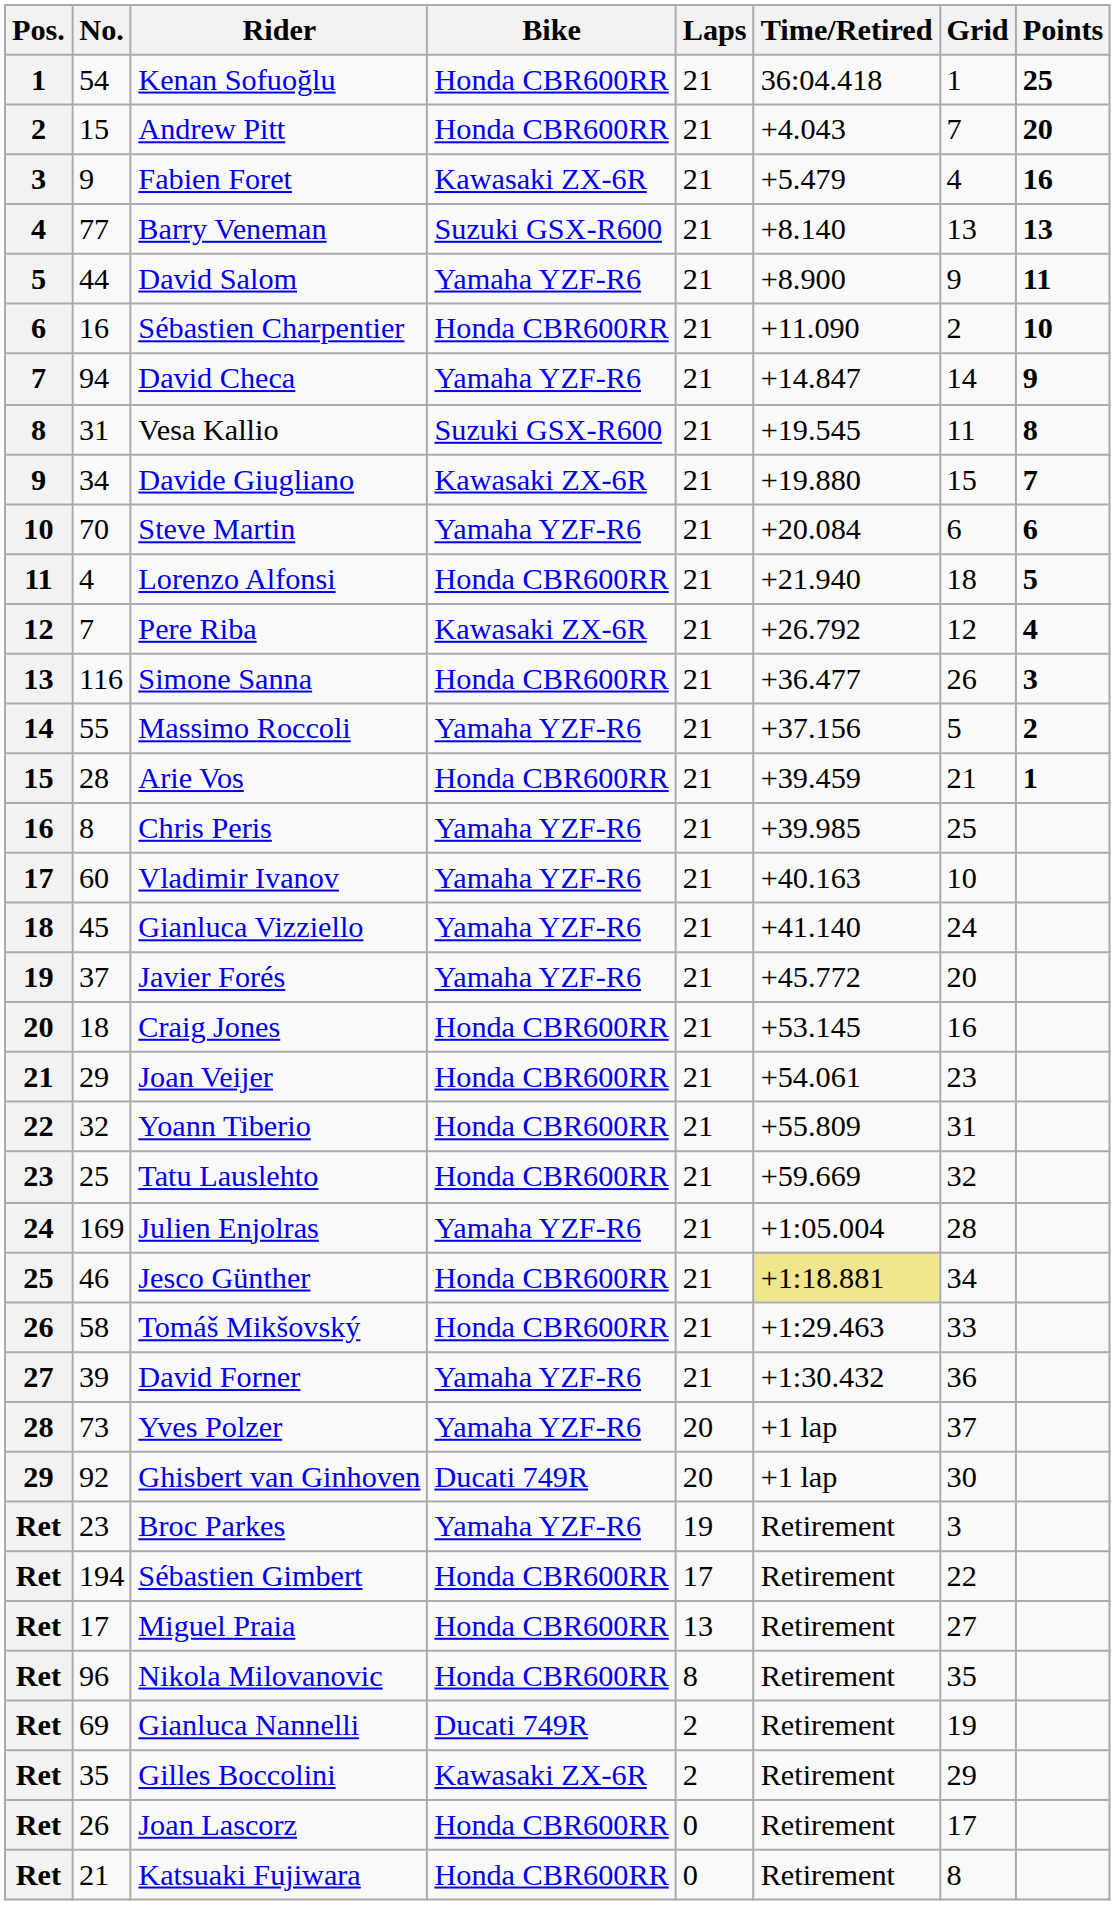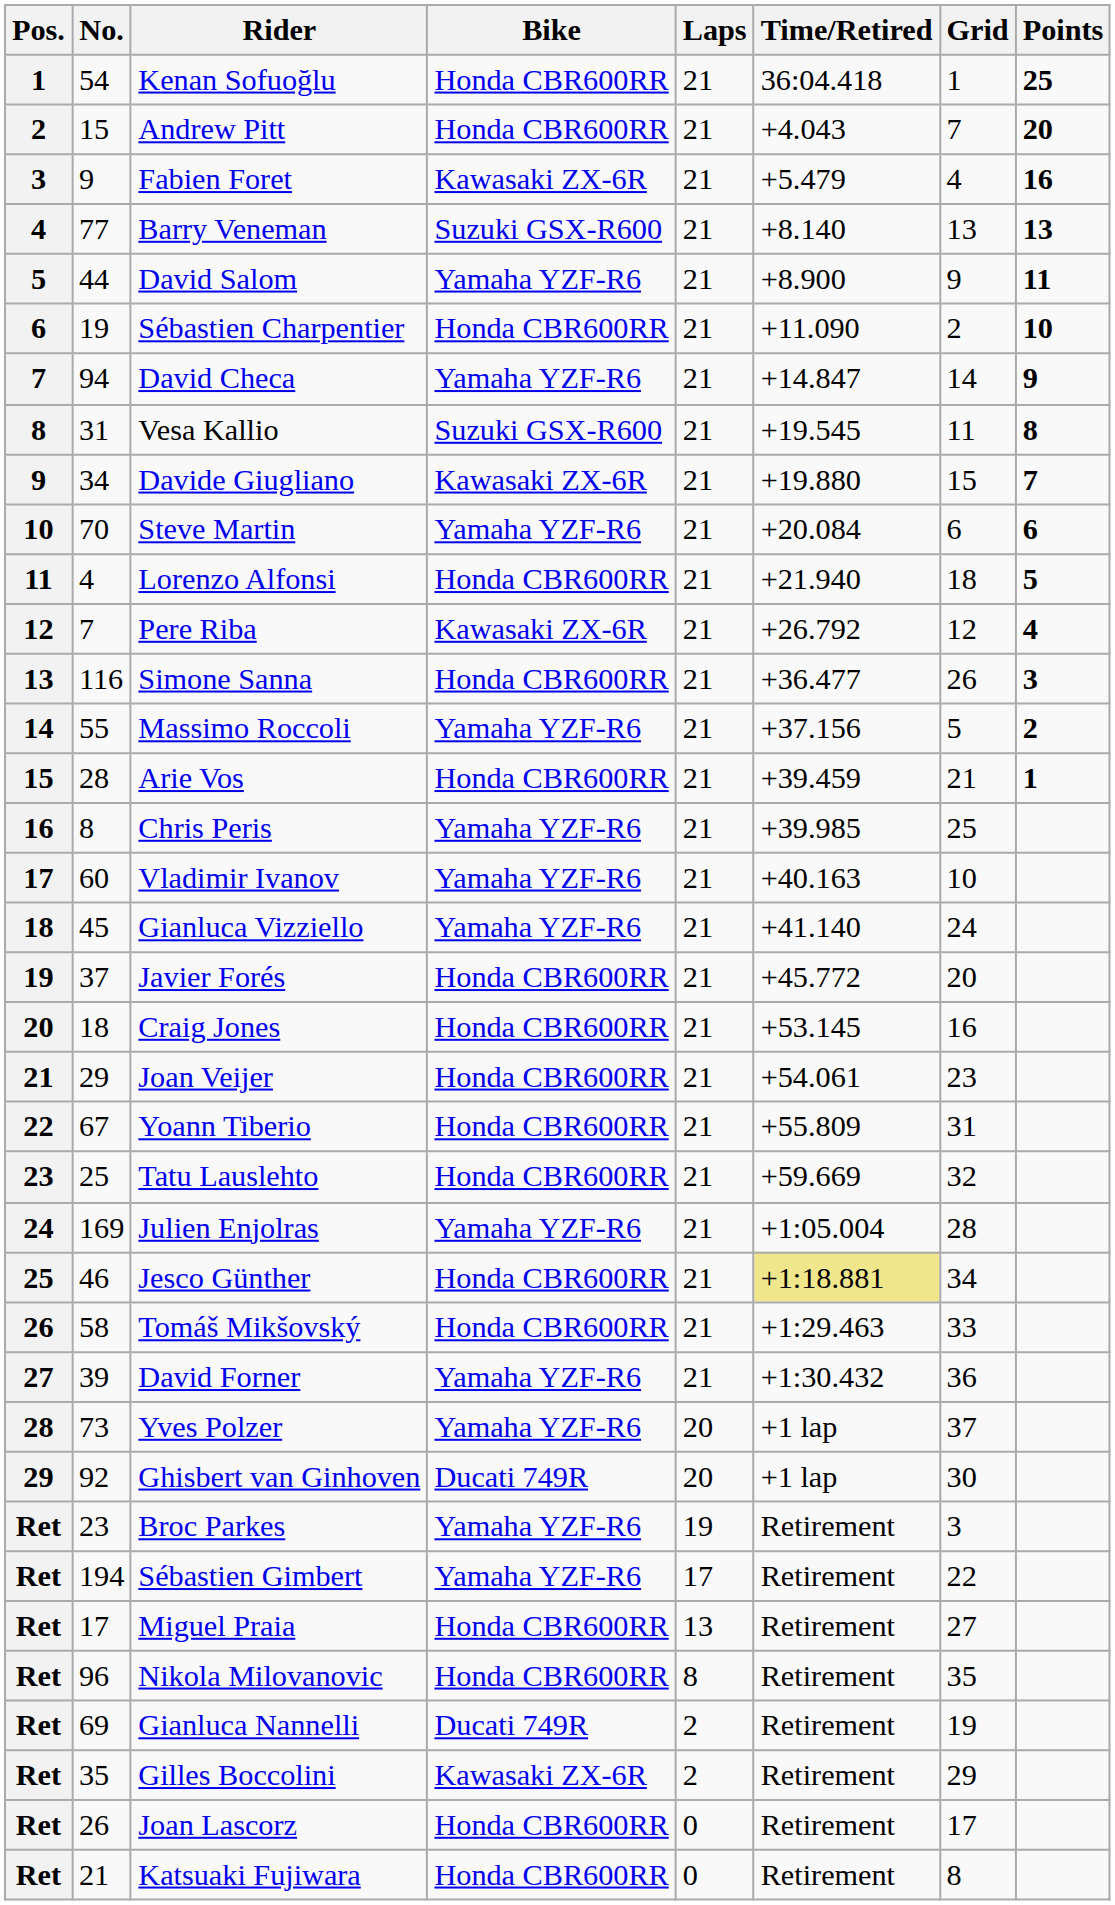(94, 328) 16 -> (94, 328) 19
(538, 977) Yamaha YZF-R6 -> (552, 977) Honda CBR600RR
(94, 1126) 32 -> (94, 1126) 67
(552, 1575) Honda CBR600RR -> (538, 1575) Yamaha YZF-R6
